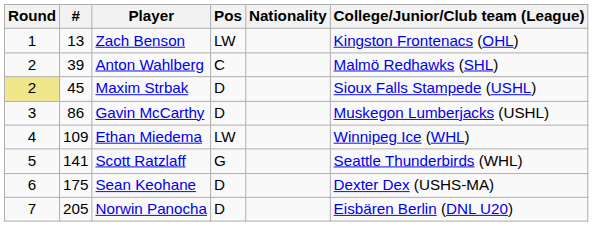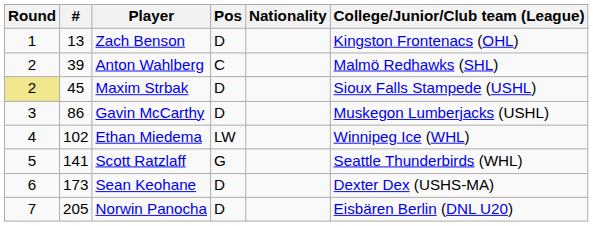(225, 40) LW -> (220, 40) D
(76, 137) 109 -> (76, 137) 102
(76, 185) 175 -> (76, 185) 173
